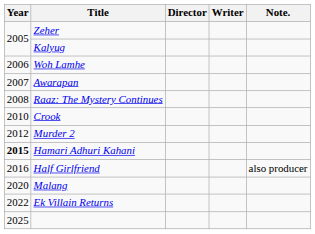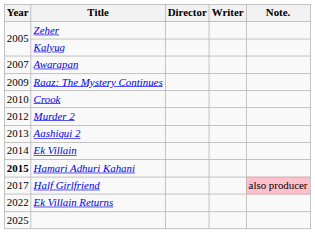- row: (59, 64)
(18, 99) 2008 -> (18, 82) 2009
+ row: (57, 133)
+ row: (55, 151)
(18, 168) 2016 -> (18, 185) 2017
(278, 168) no background -> (278, 185) pink background
- row: (51, 185)
